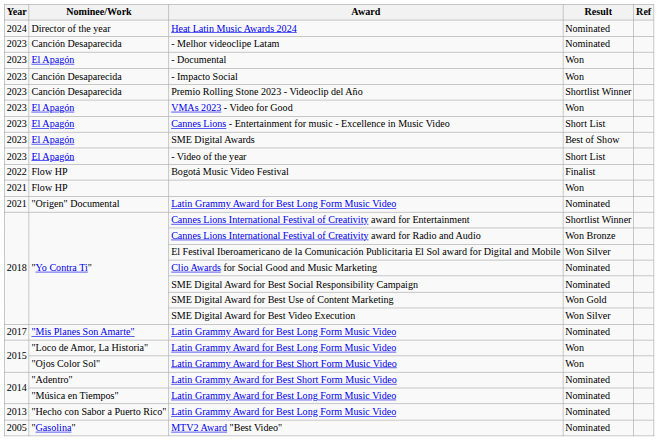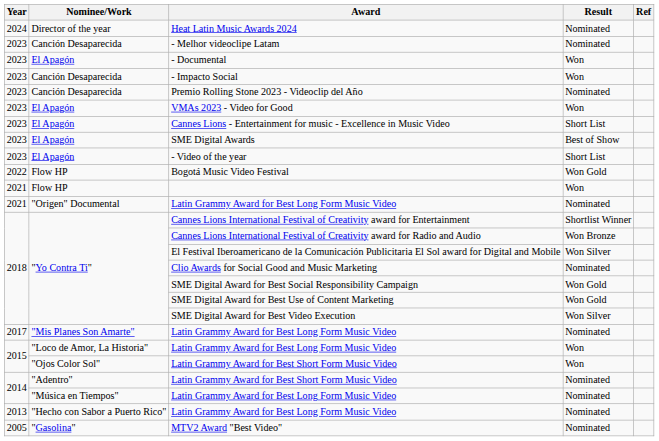(598, 92) Shortlist Winner -> (588, 92) Nominated
(580, 172) Finalist -> (586, 172) Won Gold
(588, 284) Nominated -> (586, 284) Won Gold
